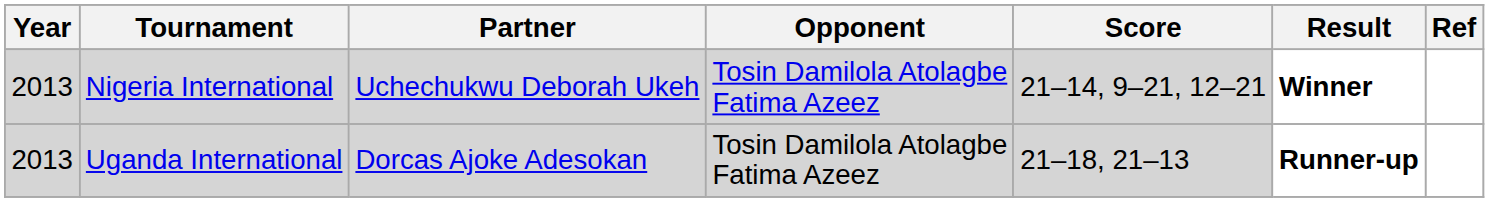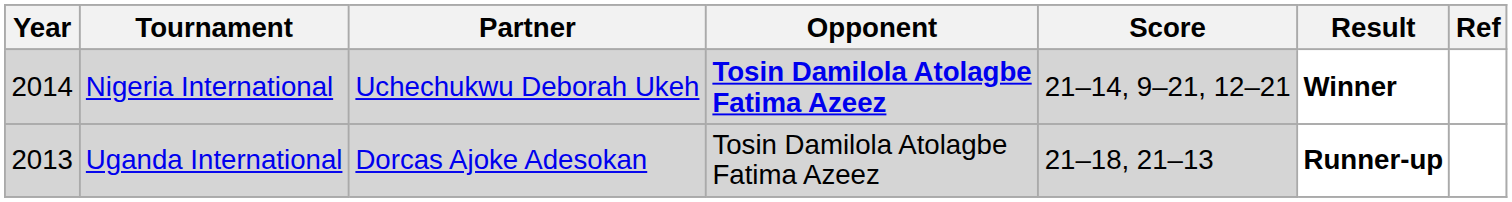(42, 86) 2013 -> (42, 86) 2014
(860, 86) normal -> (872, 86) bold
